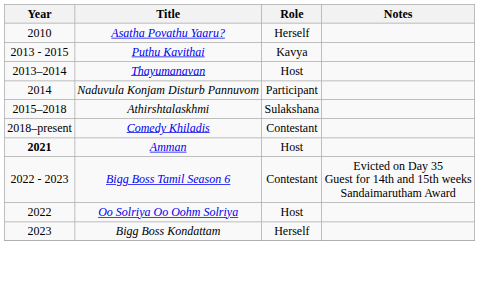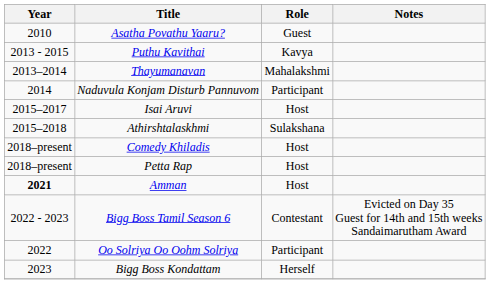(292, 33) Herself -> (297, 33) Guest
(292, 71) Host -> (297, 71) Mahalakshmi
+ row: (168, 109)
(292, 128) Contestant -> (297, 147) Host
+ row: (168, 166)
(292, 212) Host -> (297, 250) Participant
